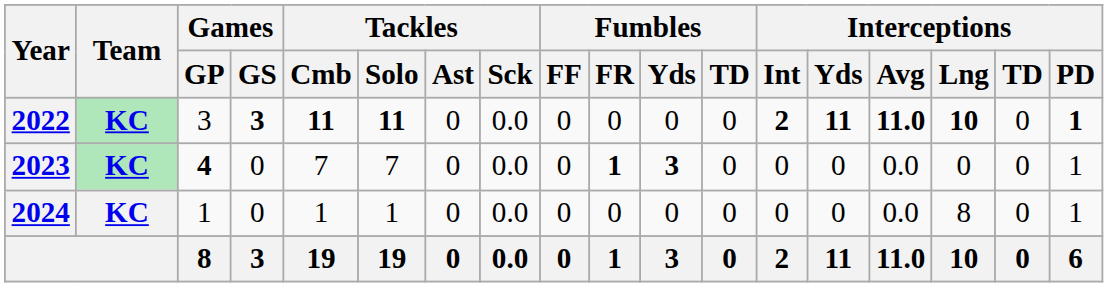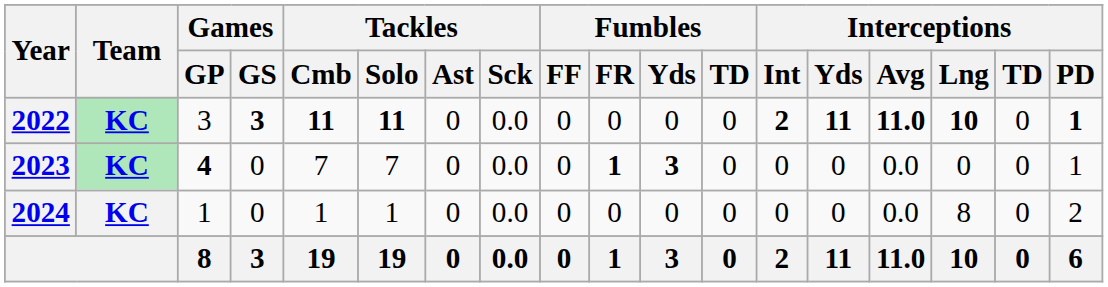(1076, 212) 1 -> (1076, 212) 2
